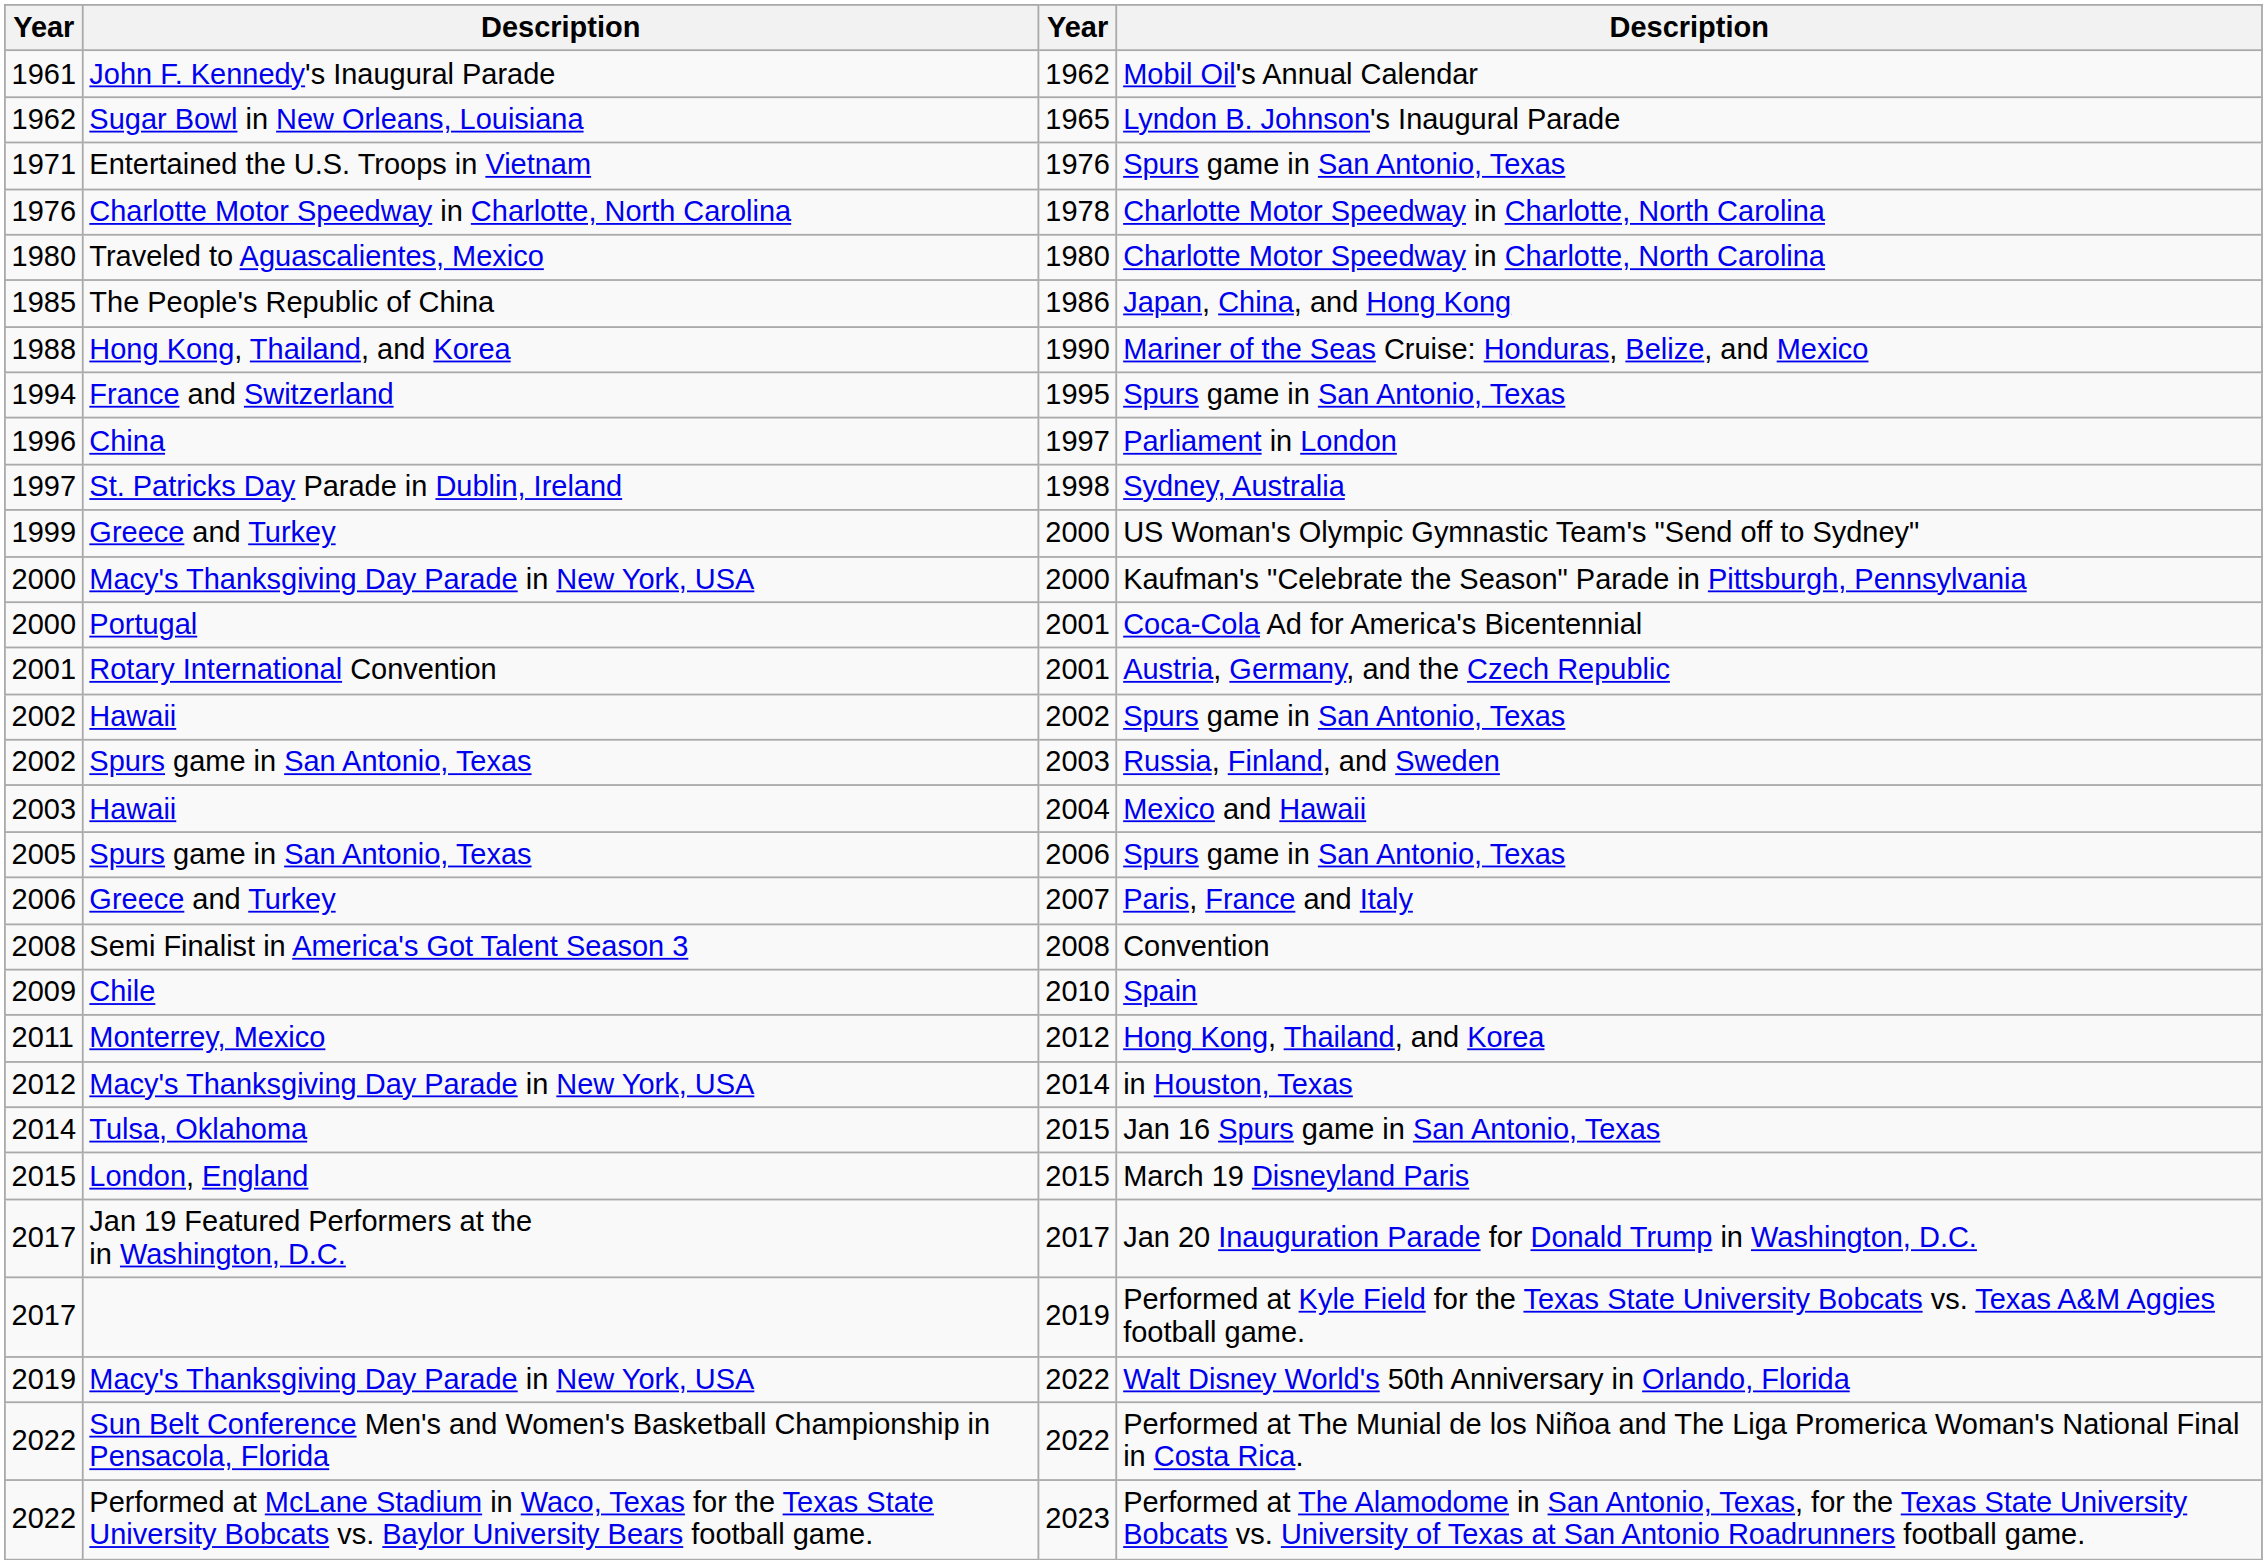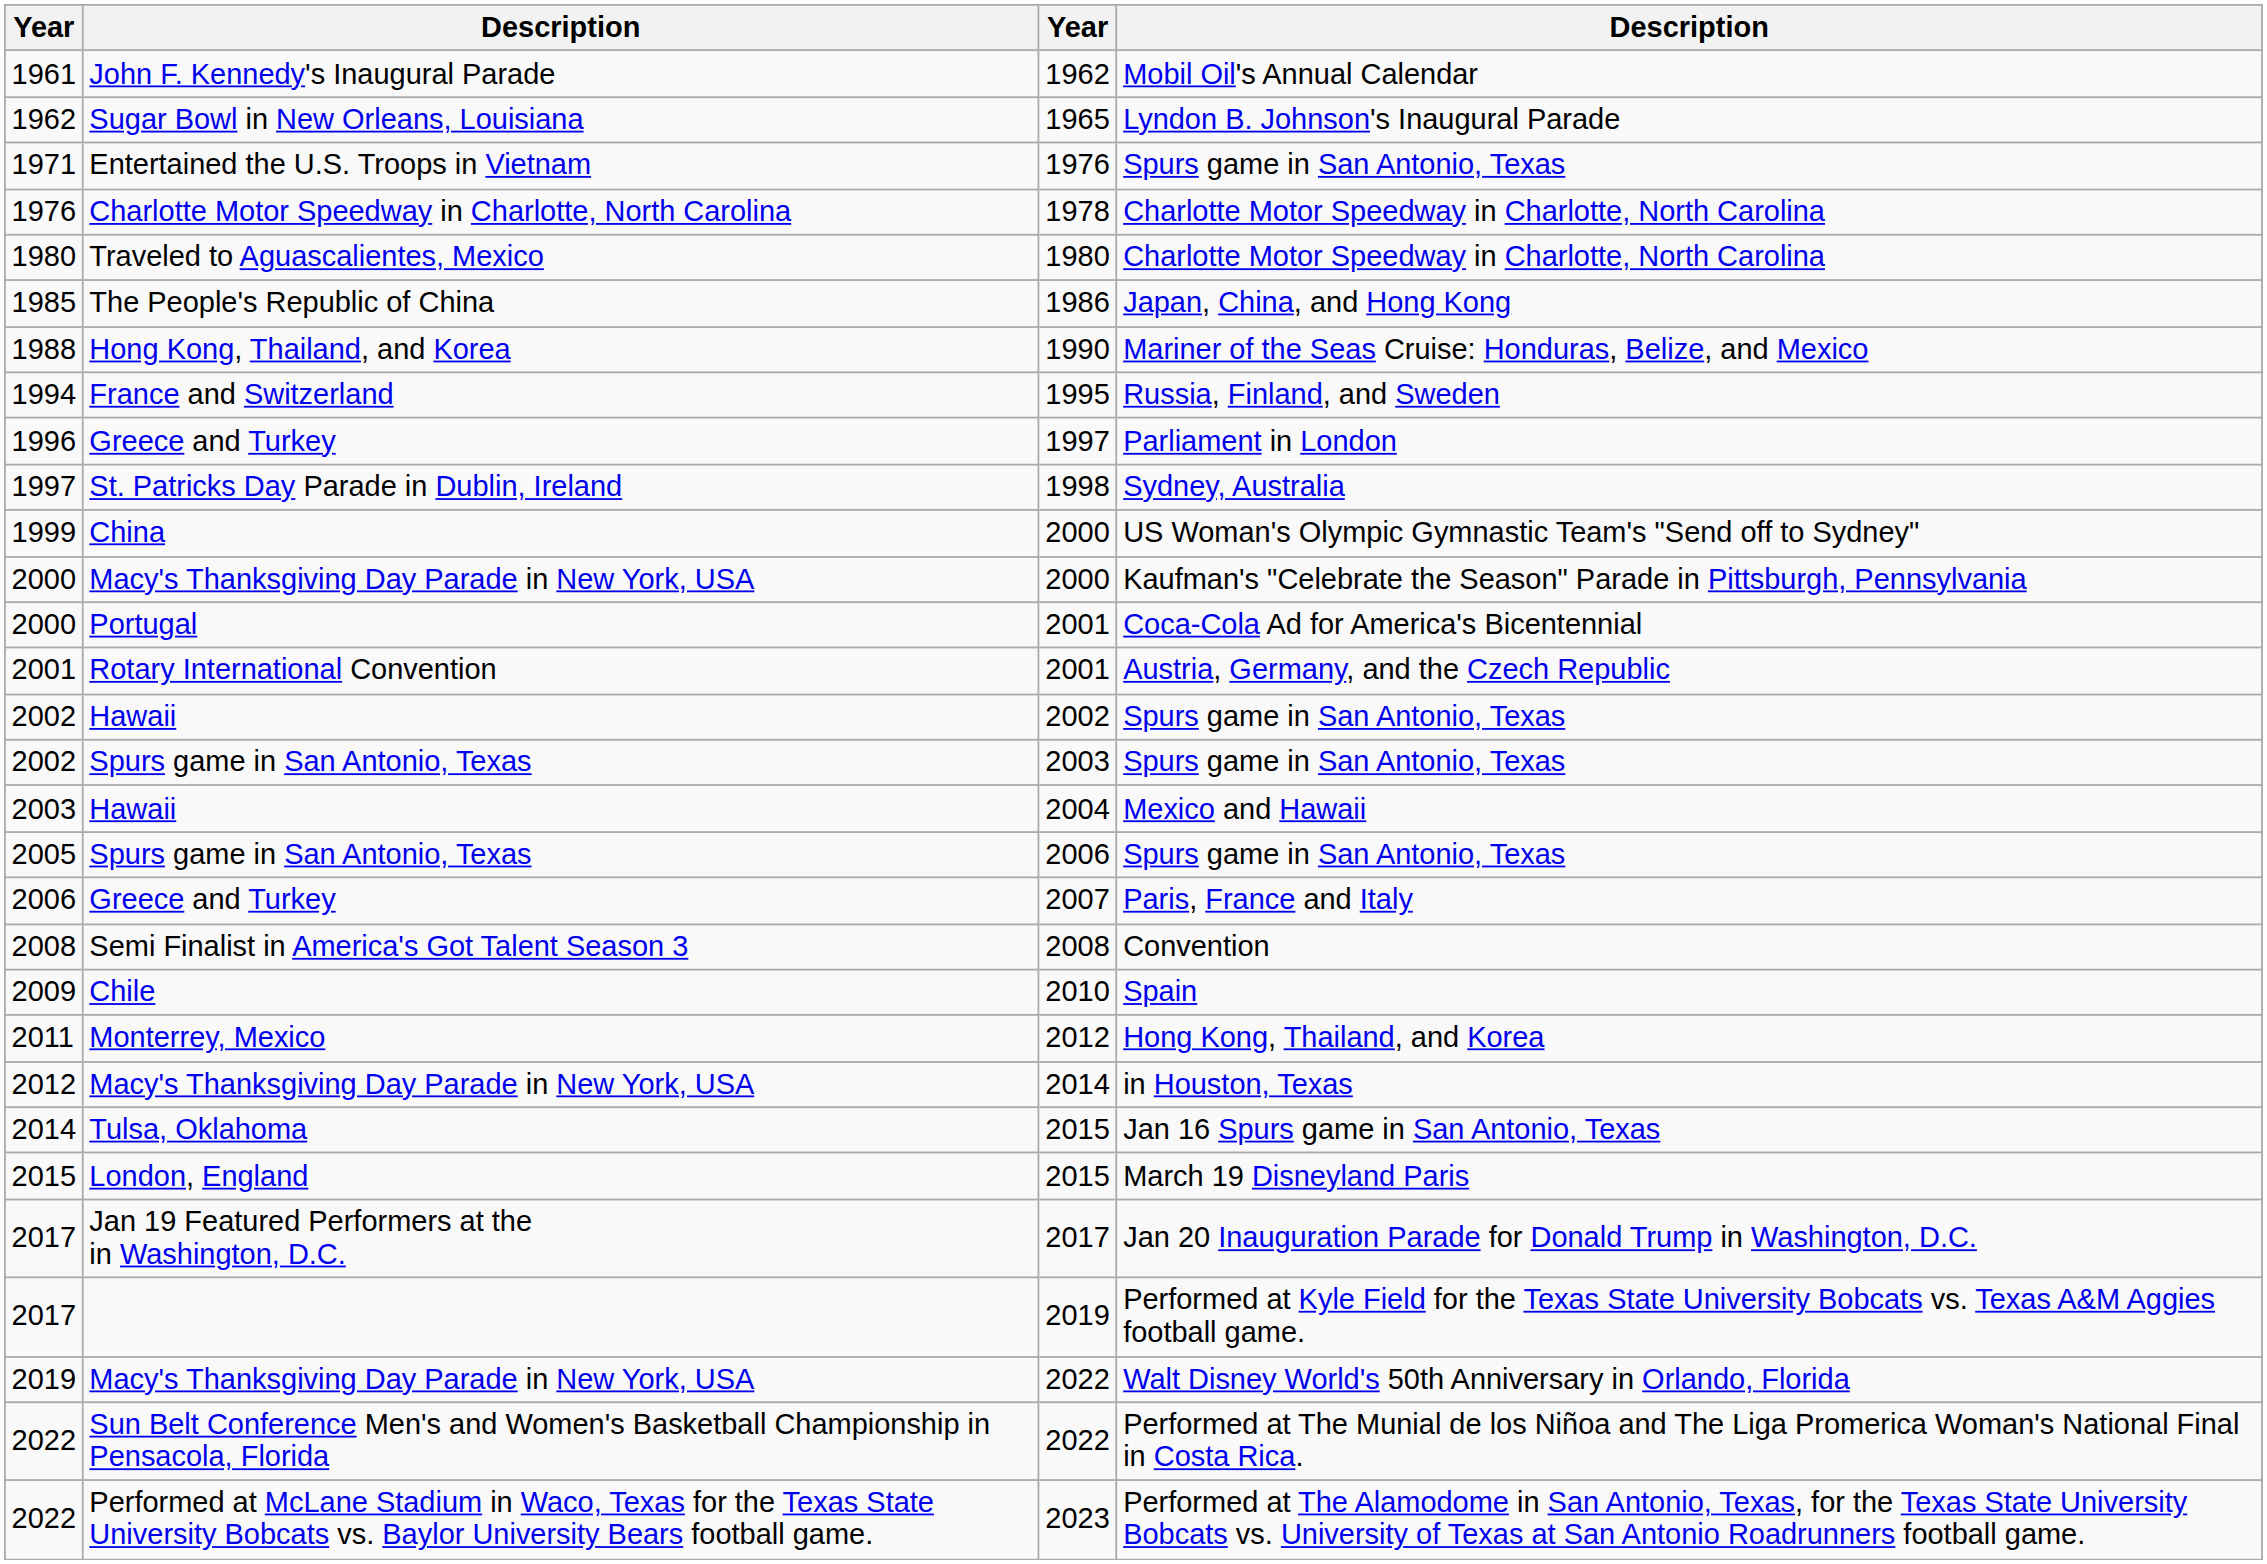(1344, 394) Spurs game in San Antonio, Texas -> (1312, 394) Russia, Finland, and Sweden
(127, 440) China -> (213, 440) Greece and Turkey
(213, 532) Greece and Turkey -> (127, 532) China
(1312, 762) Russia, Finland, and Sweden -> (1344, 762) Spurs game in San Antonio, Texas
